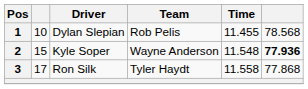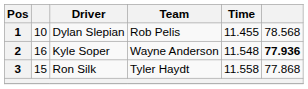(41, 51) 15 -> (41, 51) 16
(41, 69) 17 -> (41, 69) 15
